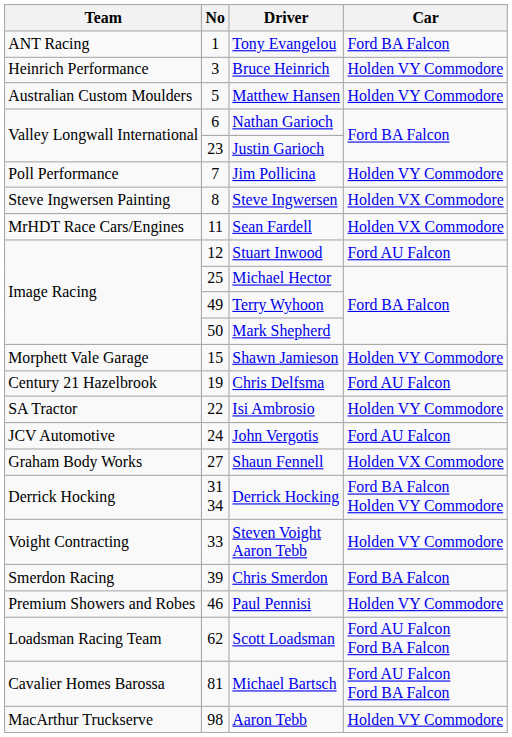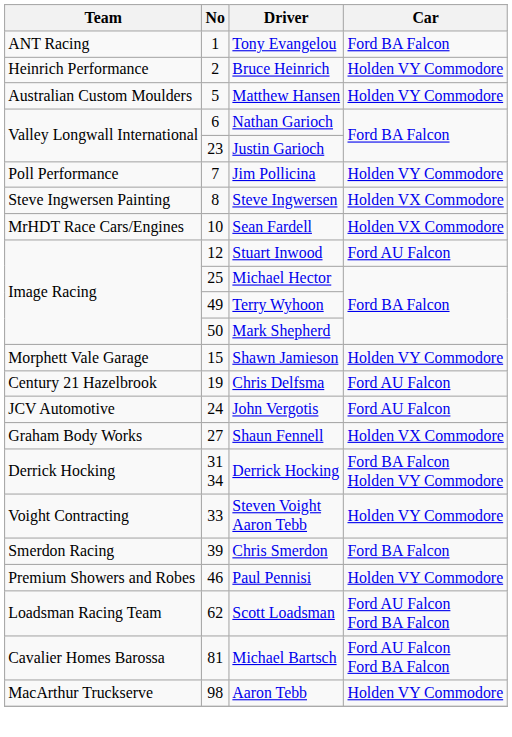(215, 70) 3 -> (215, 70) 2
(215, 226) 11 -> (215, 226) 10
- row: (273, 409)
